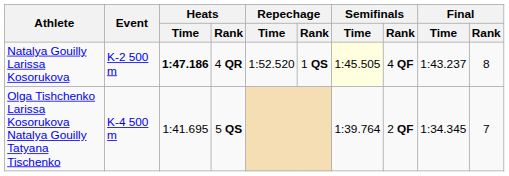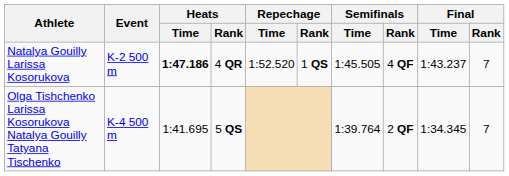(357, 65) lightyellow background -> (357, 65) no background
(486, 65) 8 -> (486, 65) 7
